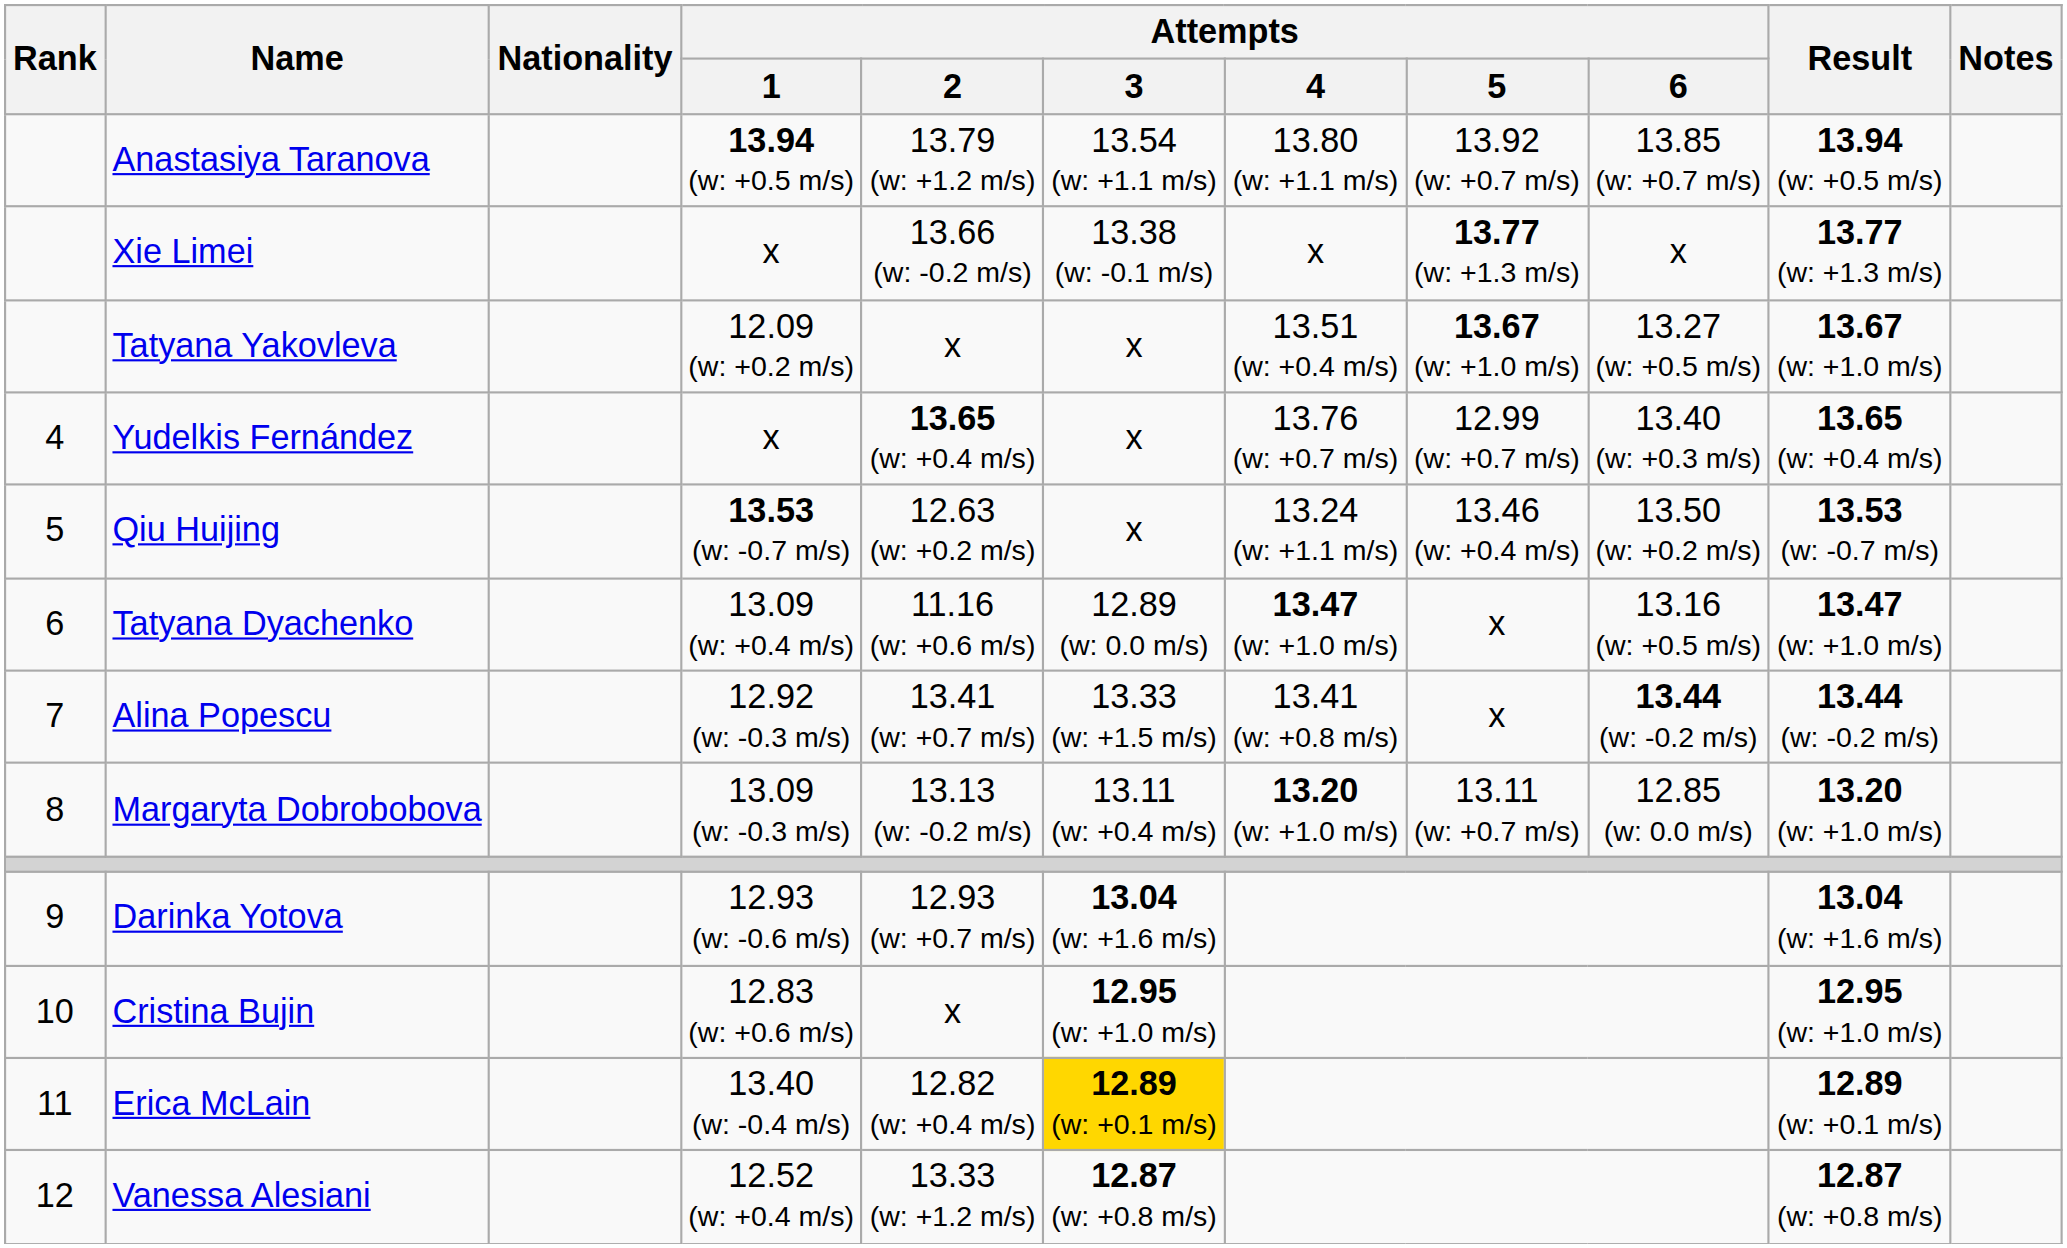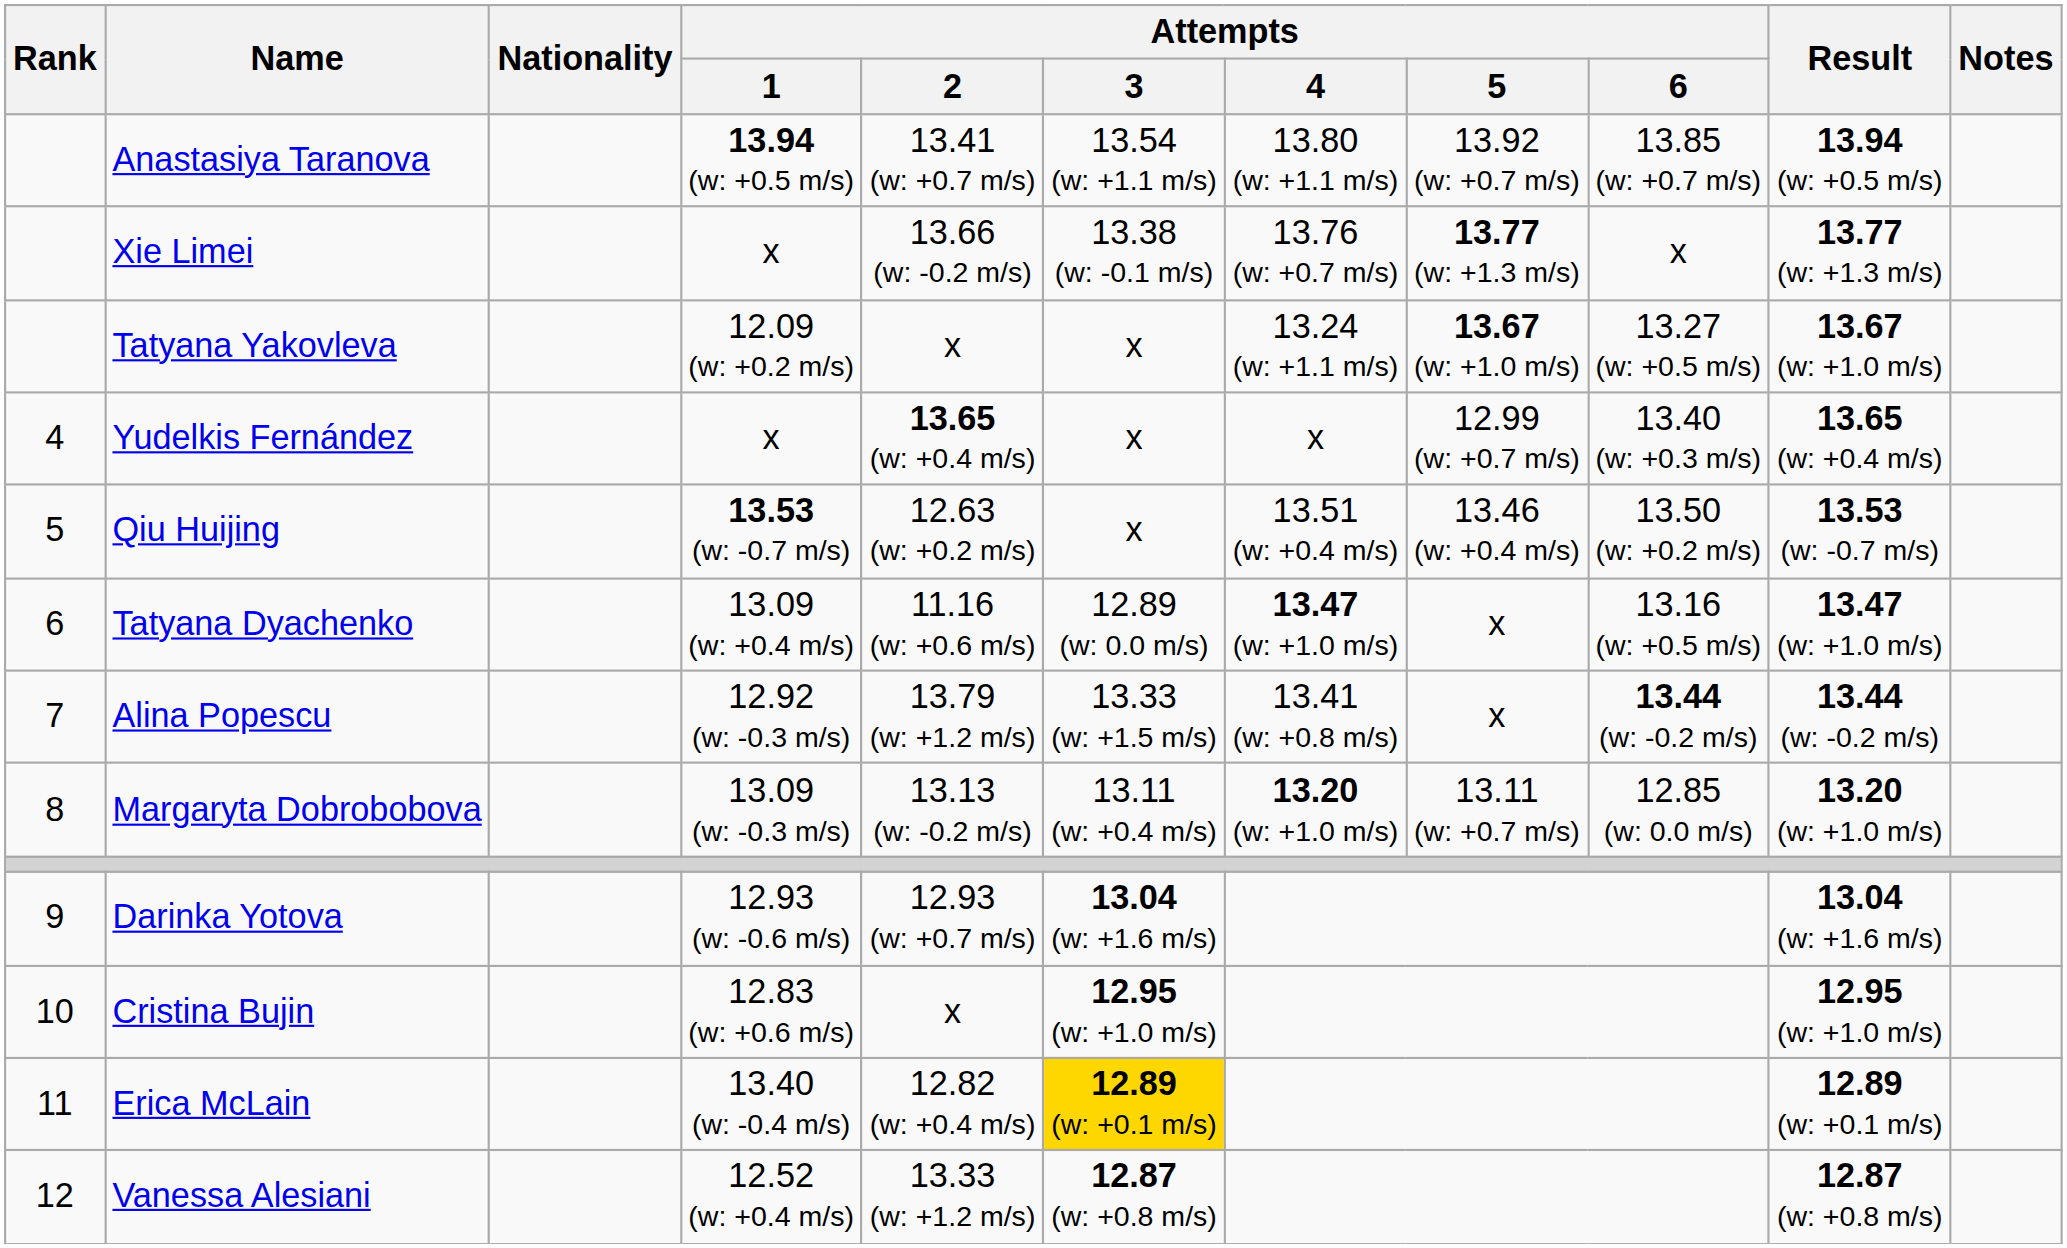(953, 159) 13.79 (w: +1.2 m/s) -> (953, 159) 13.41 (w: +0.7 m/s)
(1315, 252) x -> (1315, 252) 13.76 (w: +0.7 m/s)
(1315, 345) 13.51 (w: +0.4 m/s) -> (1315, 345) 13.24 (w: +1.1 m/s)
(1315, 437) 13.76 (w: +0.7 m/s) -> (1315, 437) x
(1315, 530) 13.24 (w: +1.1 m/s) -> (1315, 530) 13.51 (w: +0.4 m/s)
(953, 716) 13.41 (w: +0.7 m/s) -> (953, 716) 13.79 (w: +1.2 m/s)
